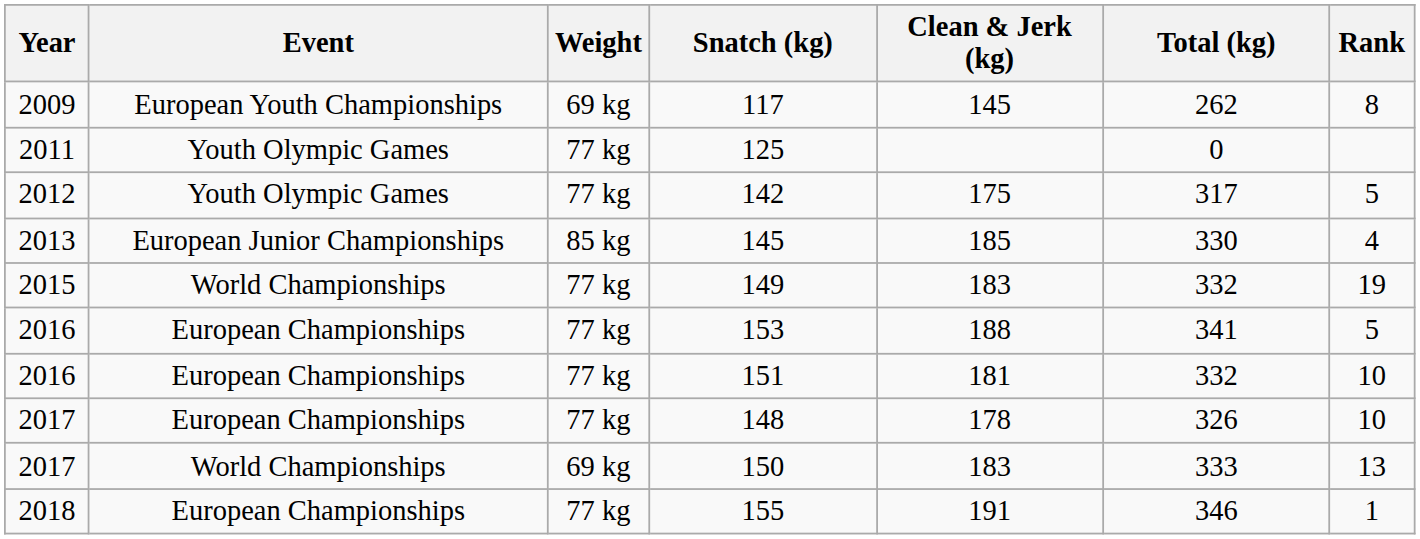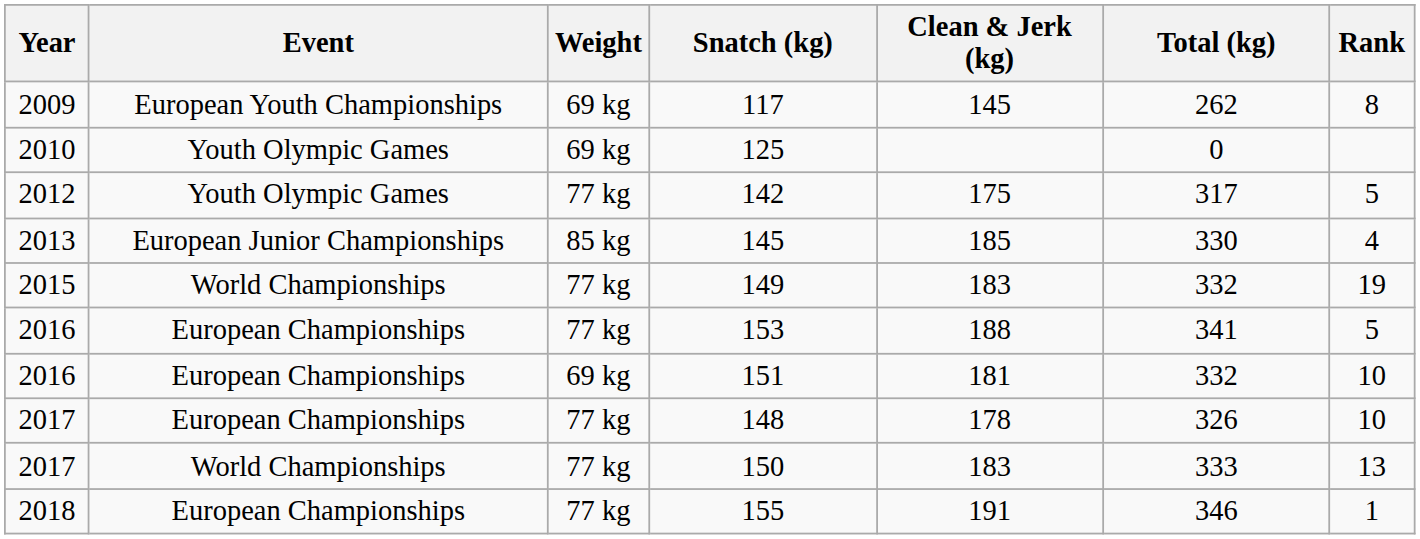(47, 149) 2011 -> (47, 149) 2010
(598, 149) 77 kg -> (598, 149) 69 kg
(598, 375) 77 kg -> (598, 375) 69 kg
(598, 465) 69 kg -> (598, 465) 77 kg
